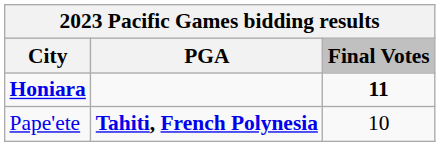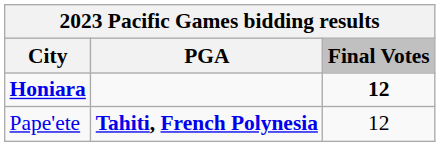(379, 89) 11 -> (379, 89) 12
(379, 123) 10 -> (379, 123) 12
